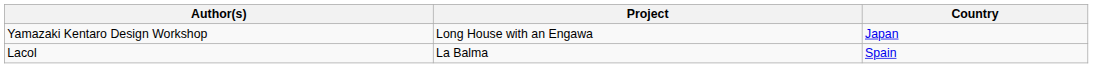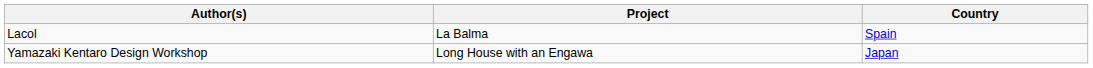rows swapped: (107, 33) <-> (22, 53)
